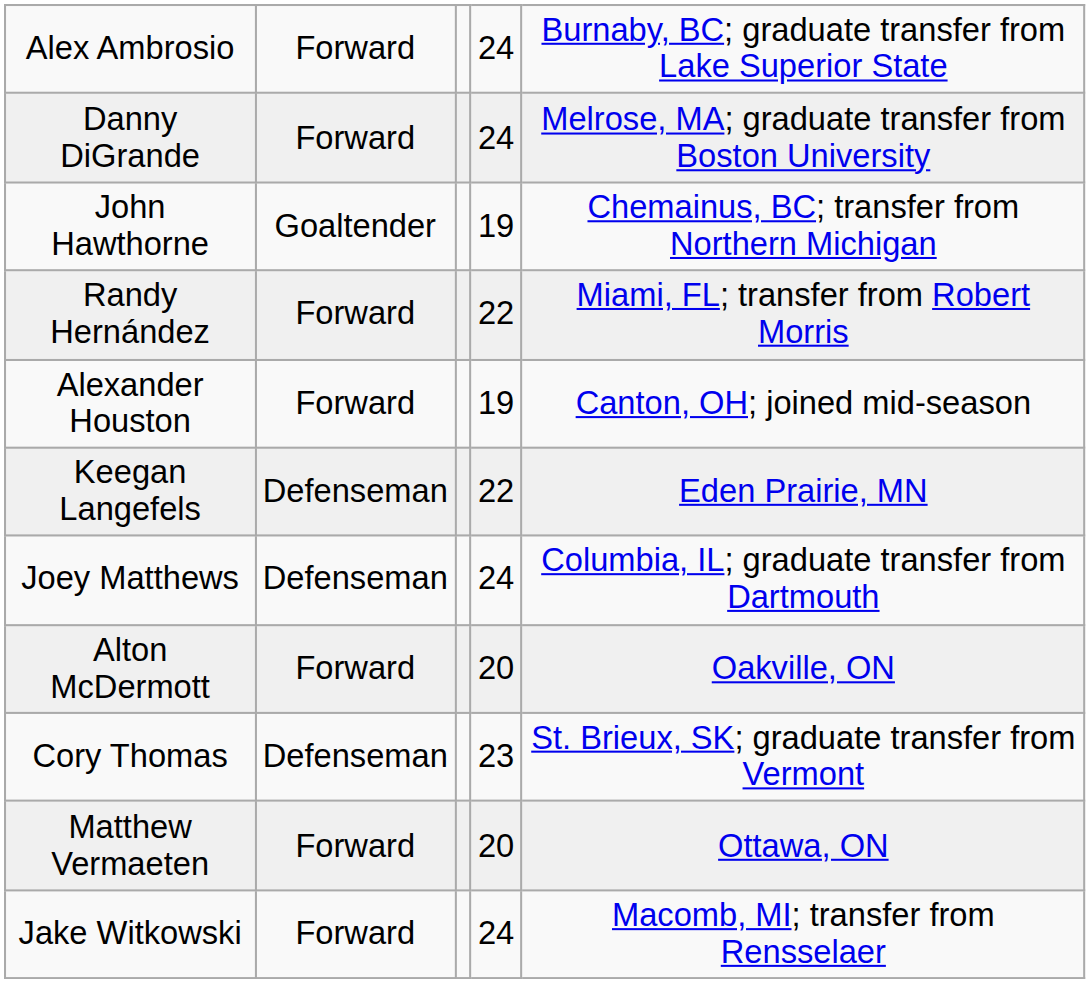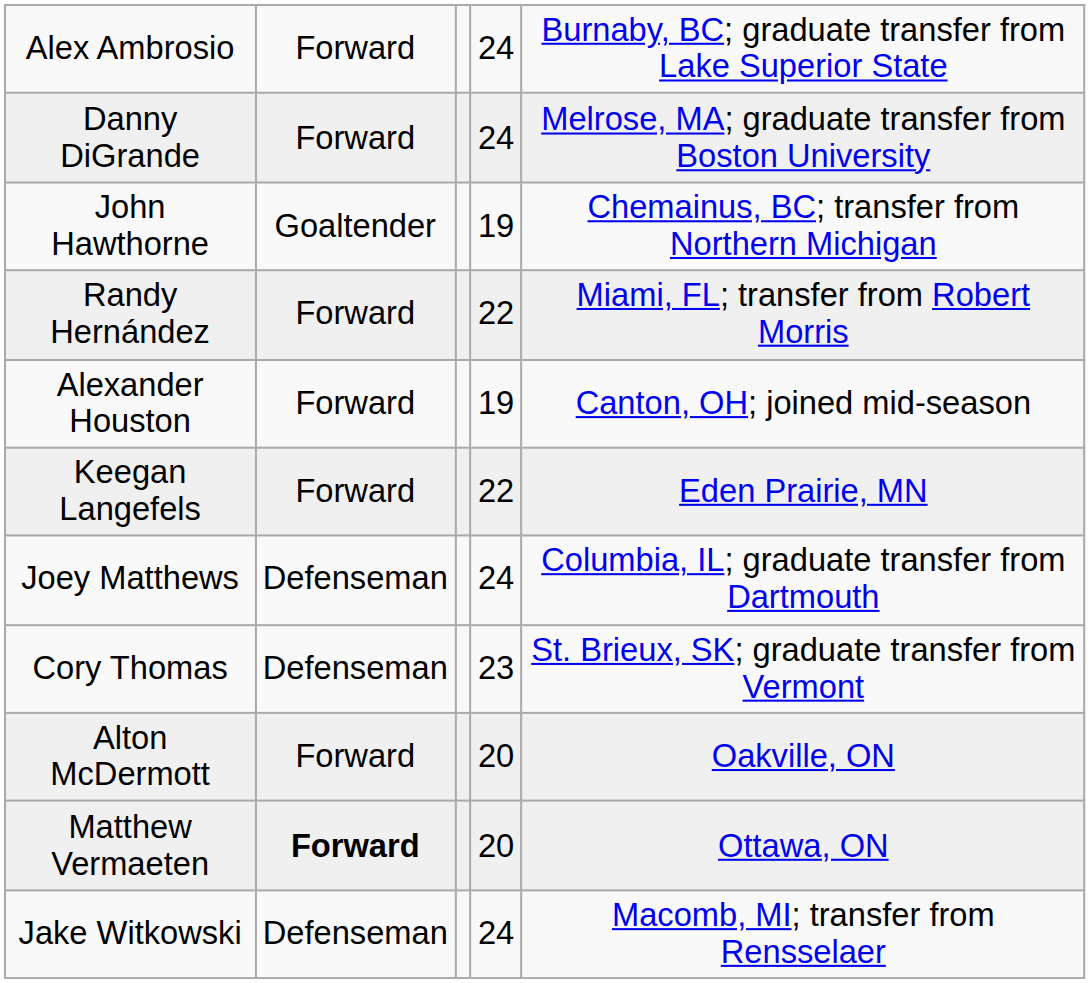(355, 491) Defenseman -> (355, 491) Forward
rows swapped: (130, 668) <-> (130, 756)
(355, 845) normal -> (355, 845) bold
(355, 933) Forward -> (355, 933) Defenseman
